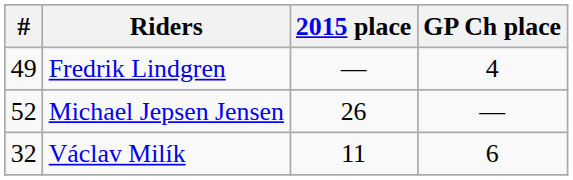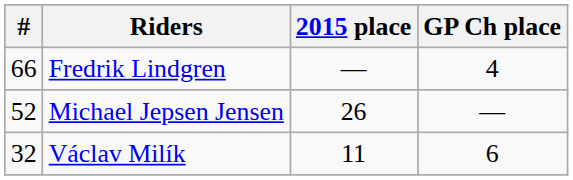(24, 68) 49 -> (24, 68) 66
